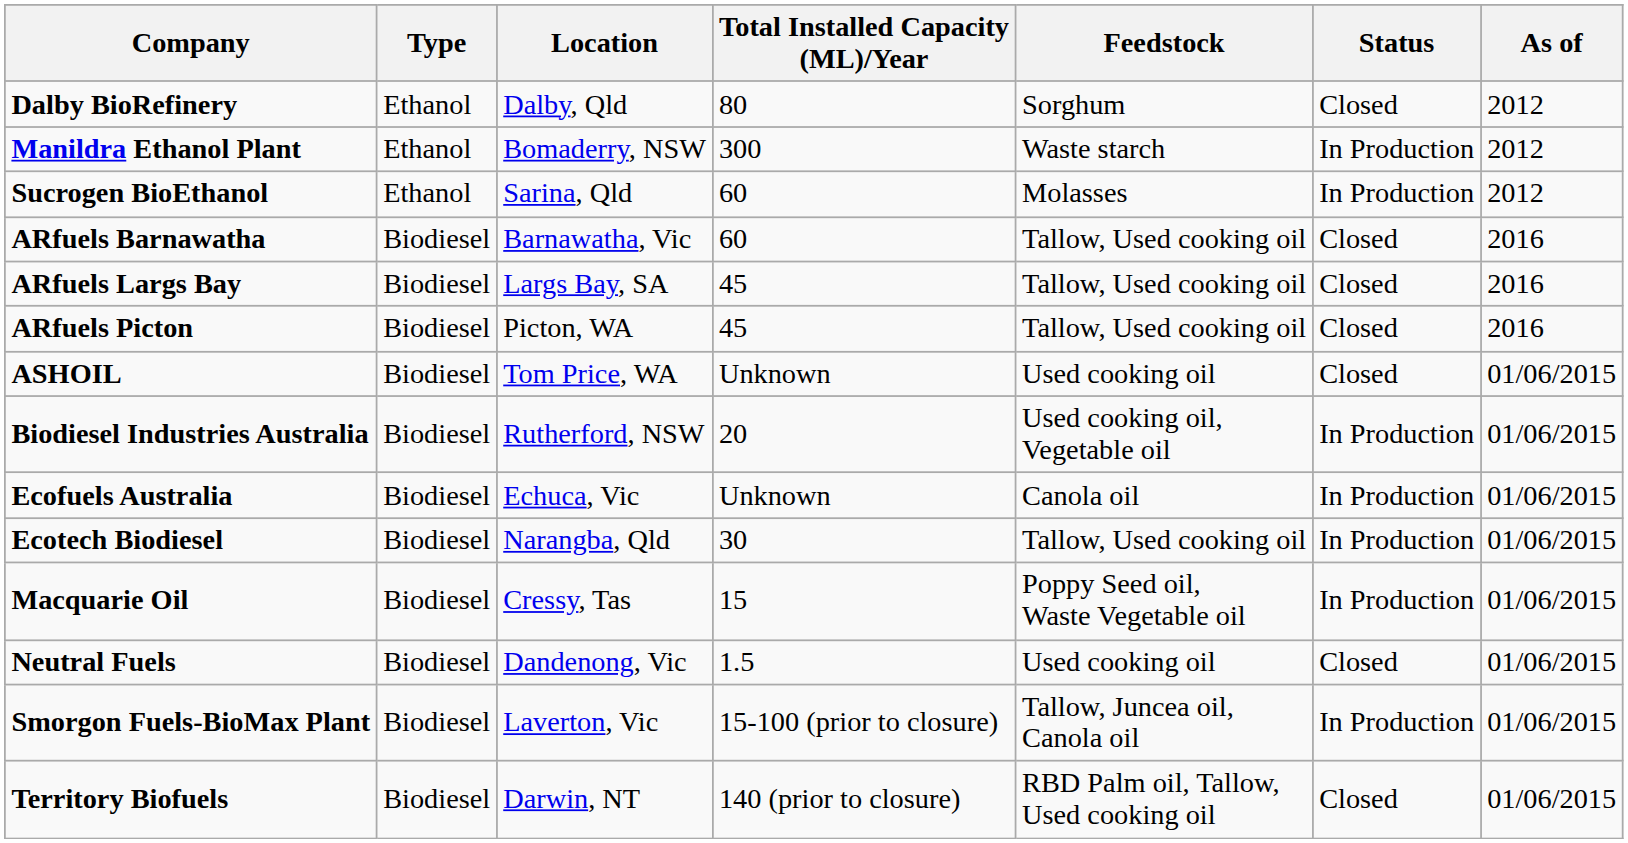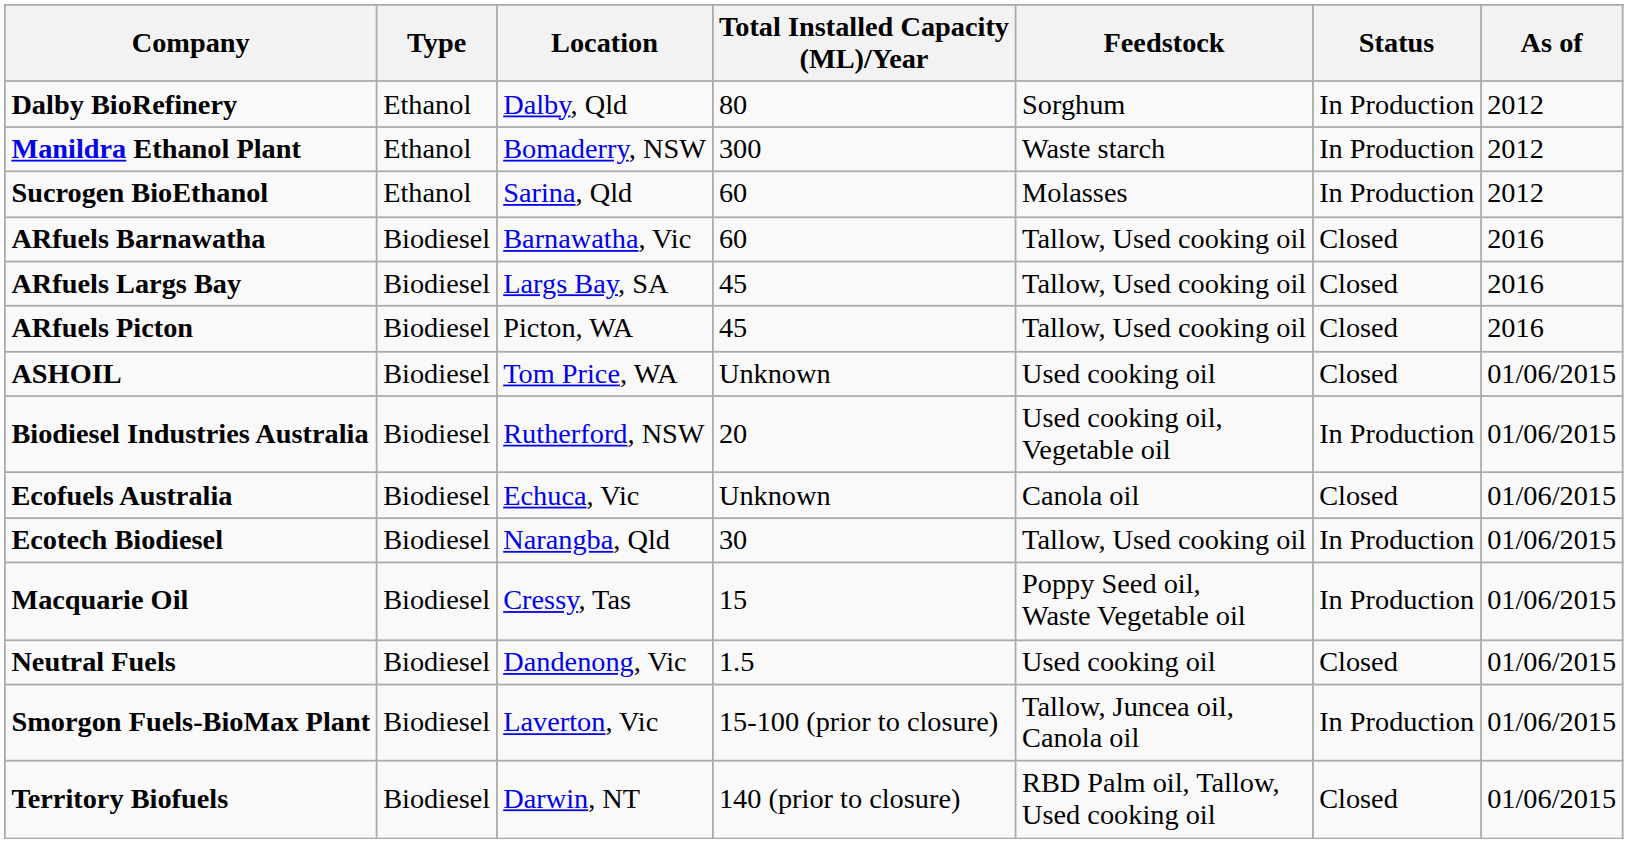(1359, 103) Closed -> (1397, 103) In Production
(1397, 494) In Production -> (1359, 494) Closed
